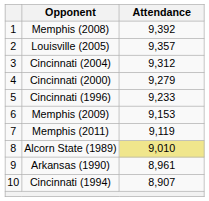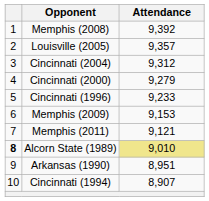(162, 132) 9,119 -> (162, 132) 9,121
(13, 149) normal -> (13, 149) bold
(162, 166) 8,961 -> (162, 166) 8,951
